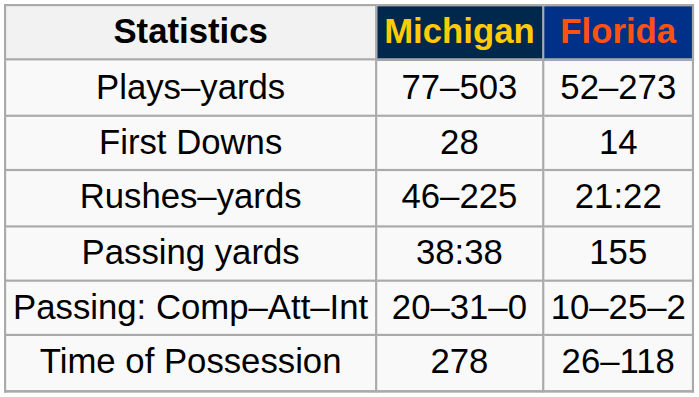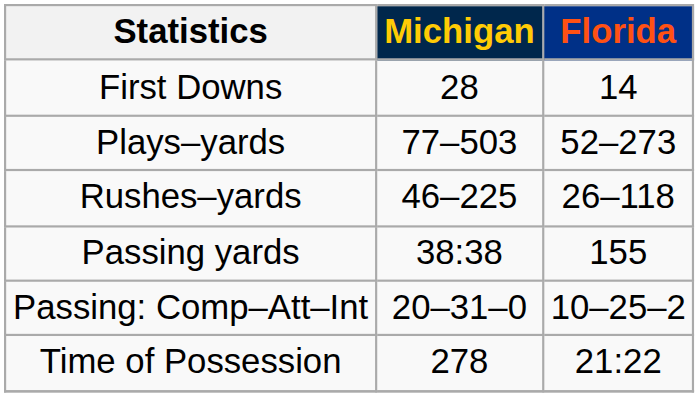rows swapped: (191, 142) <-> (191, 87)
(618, 197) 21:22 -> (618, 197) 26–118
(618, 362) 26–118 -> (618, 362) 21:22
